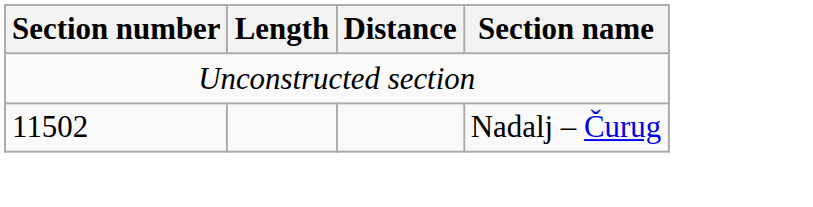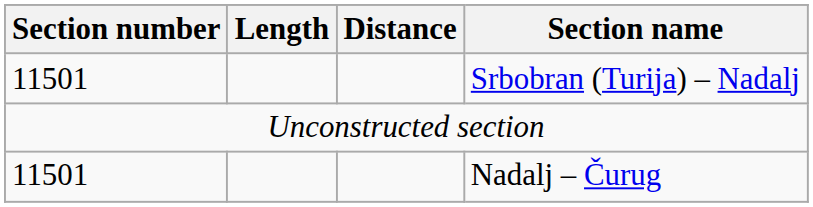+ row: (635, 77)
(50, 126) 11502 -> (50, 175) 11501
